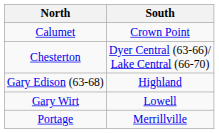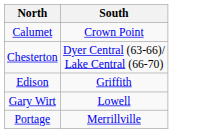+ row: (32, 82)
- row: (55, 82)
